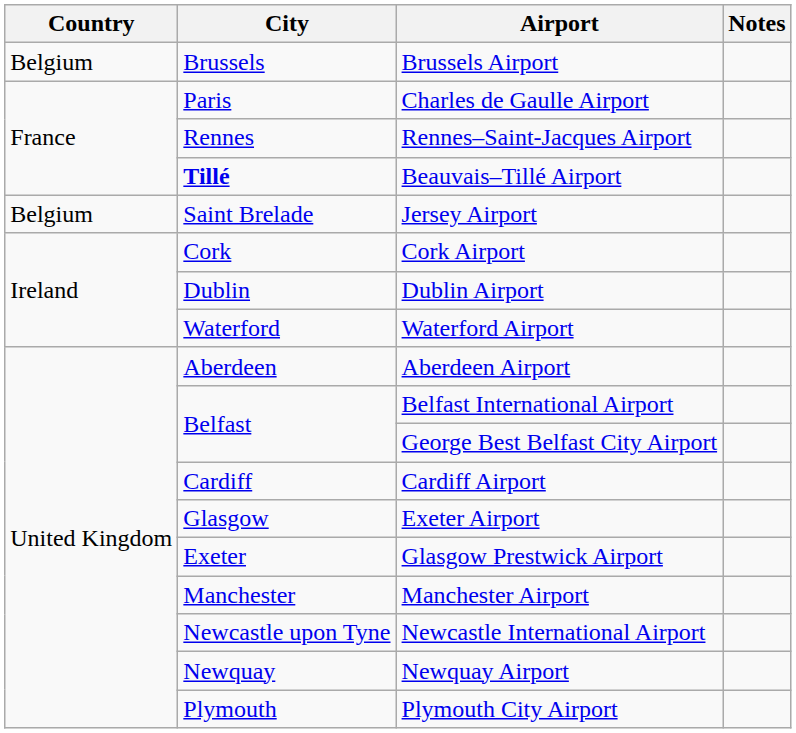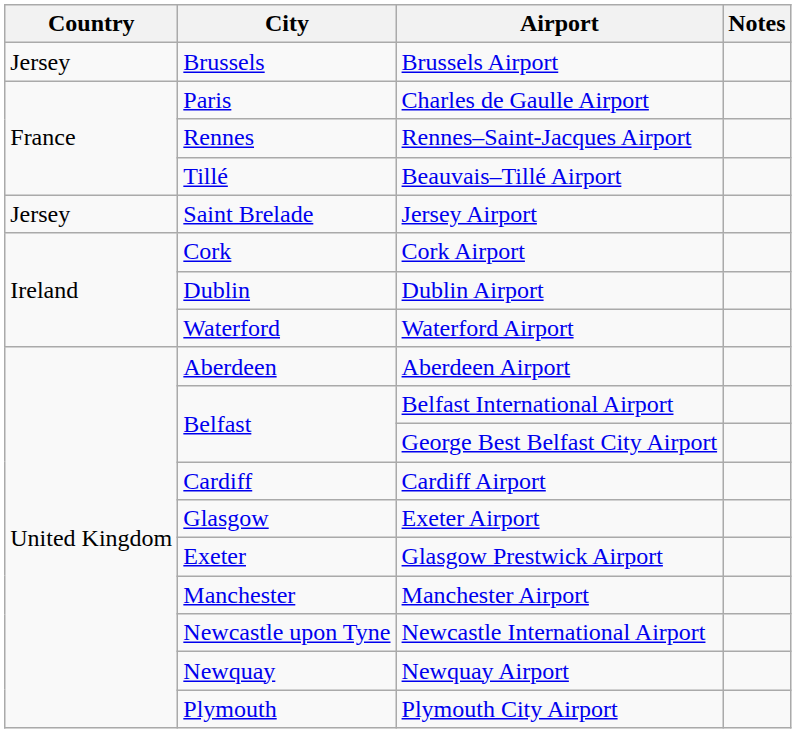(52, 61) Belgium -> (40, 61) Jersey
(206, 175) bold -> (206, 175) normal
(52, 213) Belgium -> (40, 213) Jersey
